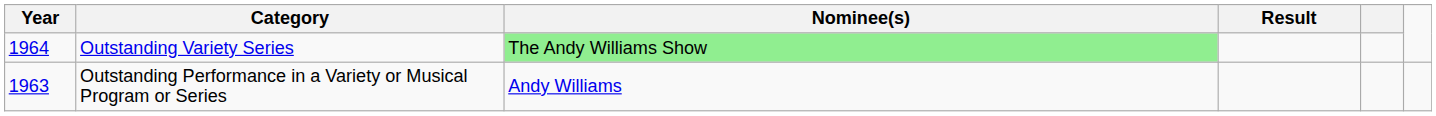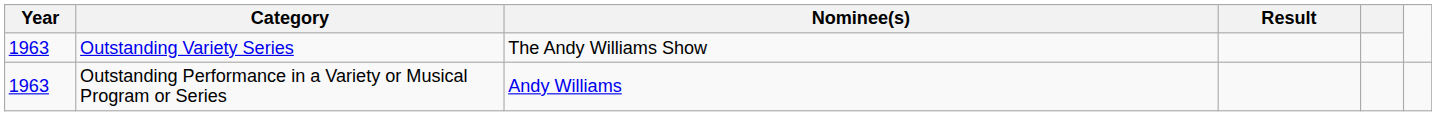(29, 47) 1964 -> (29, 47) 1963
(608, 47) lightgreen background -> (608, 47) no background
